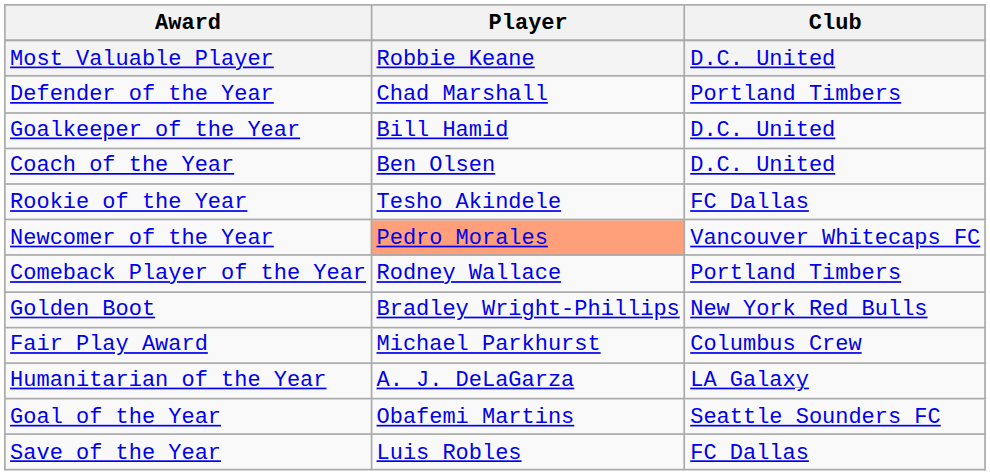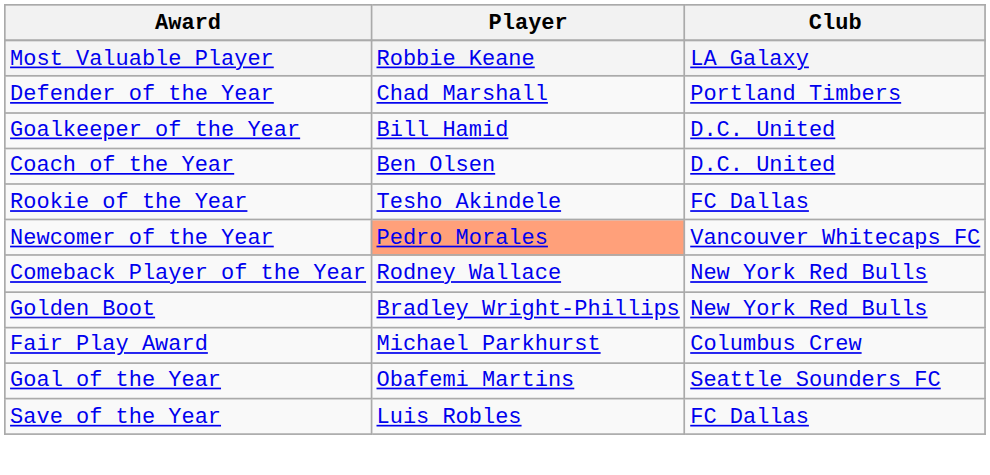(763, 59) D.C. United -> (750, 59) LA Galaxy
(796, 273) Portland Timbers -> (809, 273) New York Red Bulls
- row: (168, 381)
